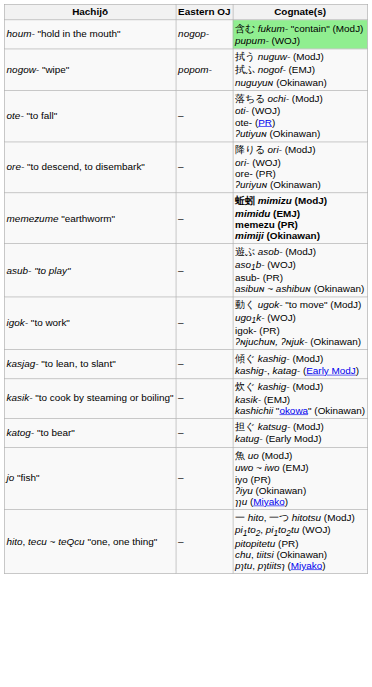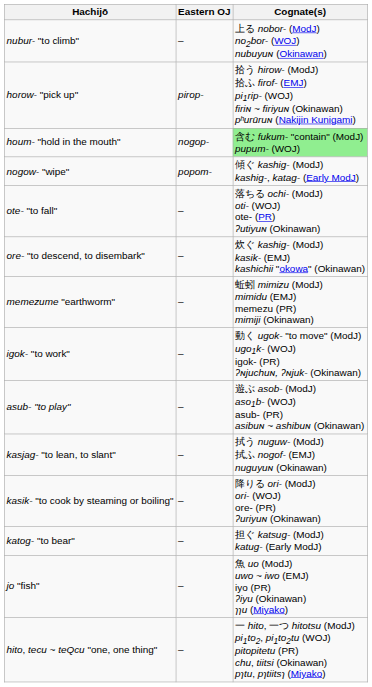+ row: (43, 41)
+ row: (42, 95)
(281, 70) 拭う nuguw- (ModJ) 拭ふ nogof- (EMJ) nuguyuɴ (Okinawan) -> (297, 171) 傾ぐ kashig- (ModJ) kashig-, katag- (Early ModJ)
(278, 167) 降りる ori- (ModJ) ori- (WOJ) ore- (PR) ʔuriyuɴ (Okinawan) -> (300, 257) 炊ぐ kashig- (ModJ) kasik- (EMJ) kashichii "okowa" (Okinawan)
(281, 218) bold -> (279, 302) normal
rows swapped: (39, 270) <-> (38, 323)
(297, 364) 傾ぐ kashig- (ModJ) kashig-, katag- (Early ModJ) -> (281, 455) 拭う nuguw- (ModJ) 拭ふ nogof- (EMJ) nuguyuɴ (Okinawan)
(300, 399) 炊ぐ kashig- (ModJ) kasik- (EMJ) kashichii "okowa" (Okinawan) -> (278, 501) 降りる ori- (ModJ) ori- (WOJ) ore- (PR) ʔuriyuɴ (Okinawan)
